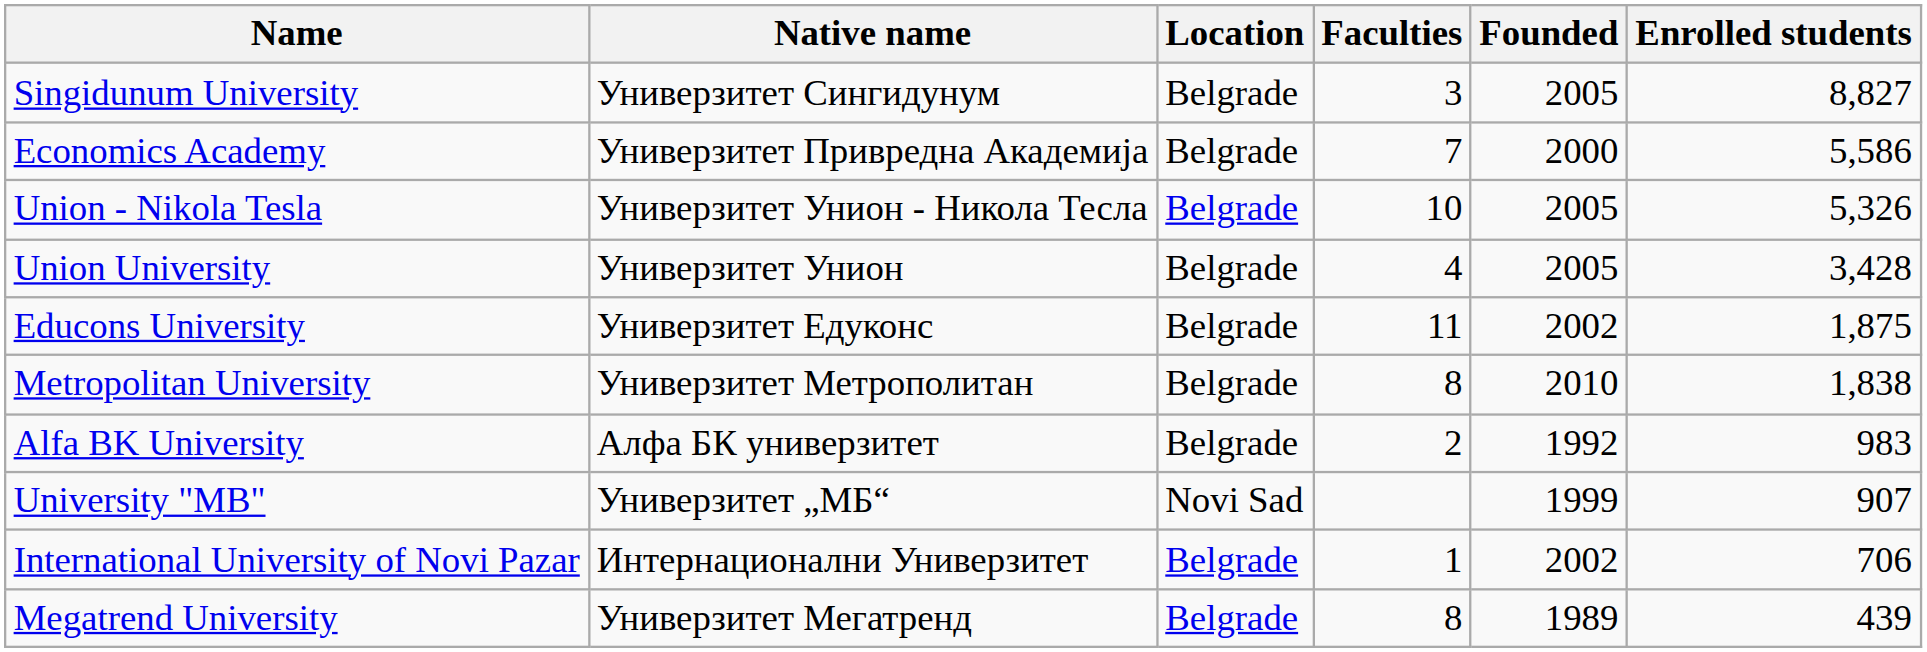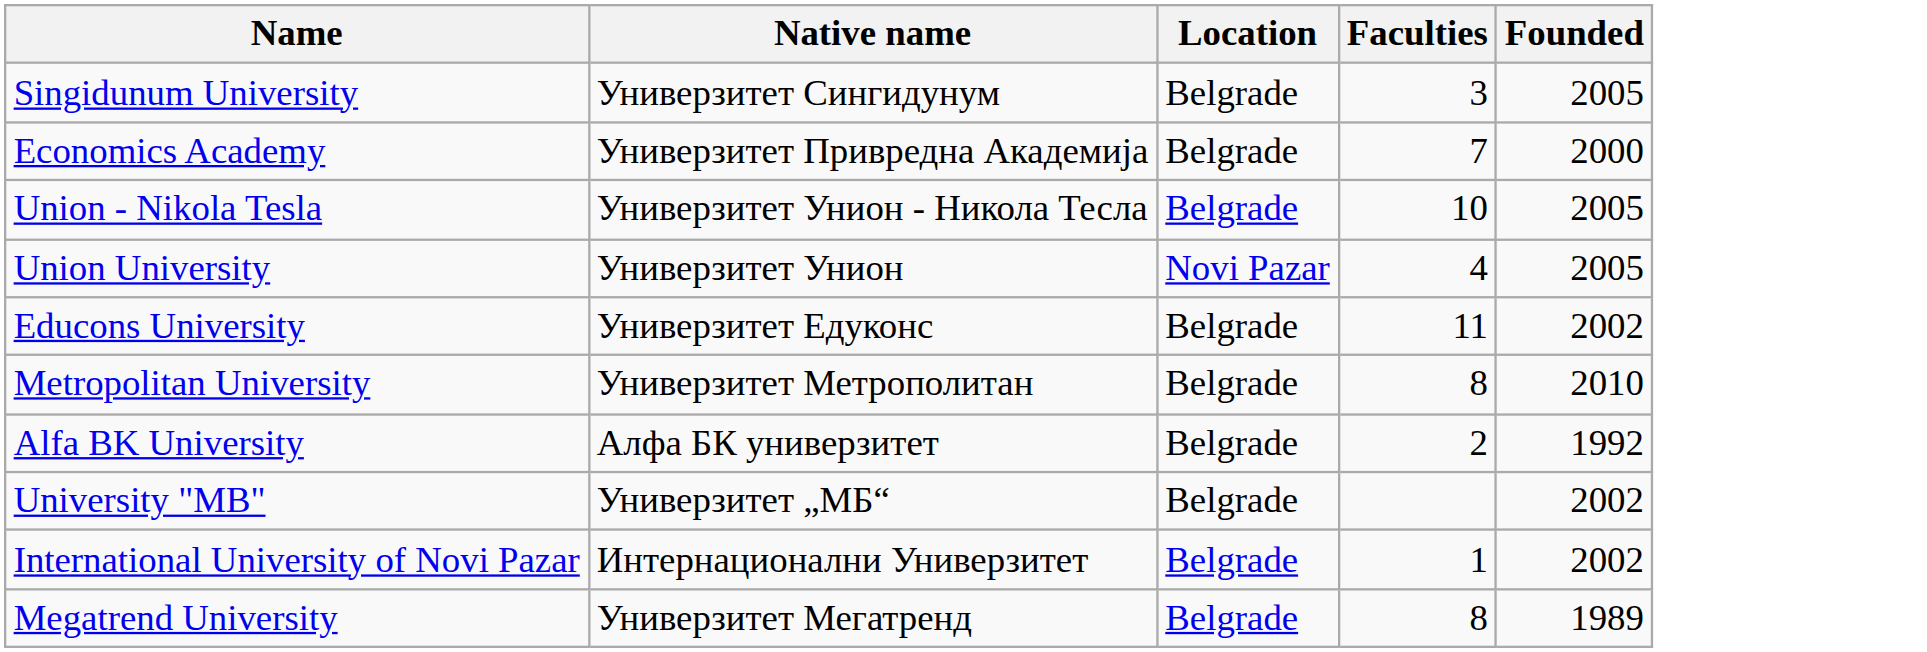- column: (1774, 33)
(1232, 267) Belgrade -> (1248, 267) Novi Pazar
(1234, 500) Novi Sad -> (1232, 500) Belgrade
(1582, 500) 1999 -> (1607, 500) 2002
